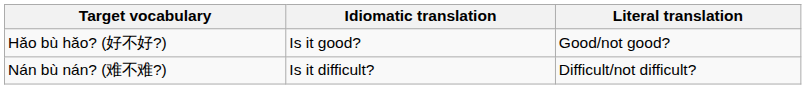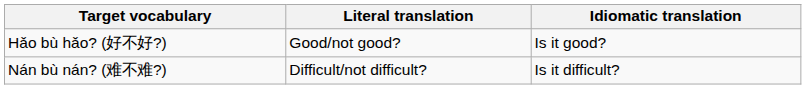columns swapped: (421, 16) <-> (678, 16)
